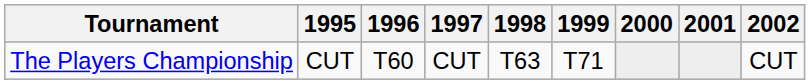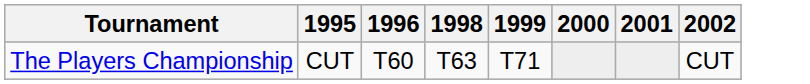- column: (457, 24)
